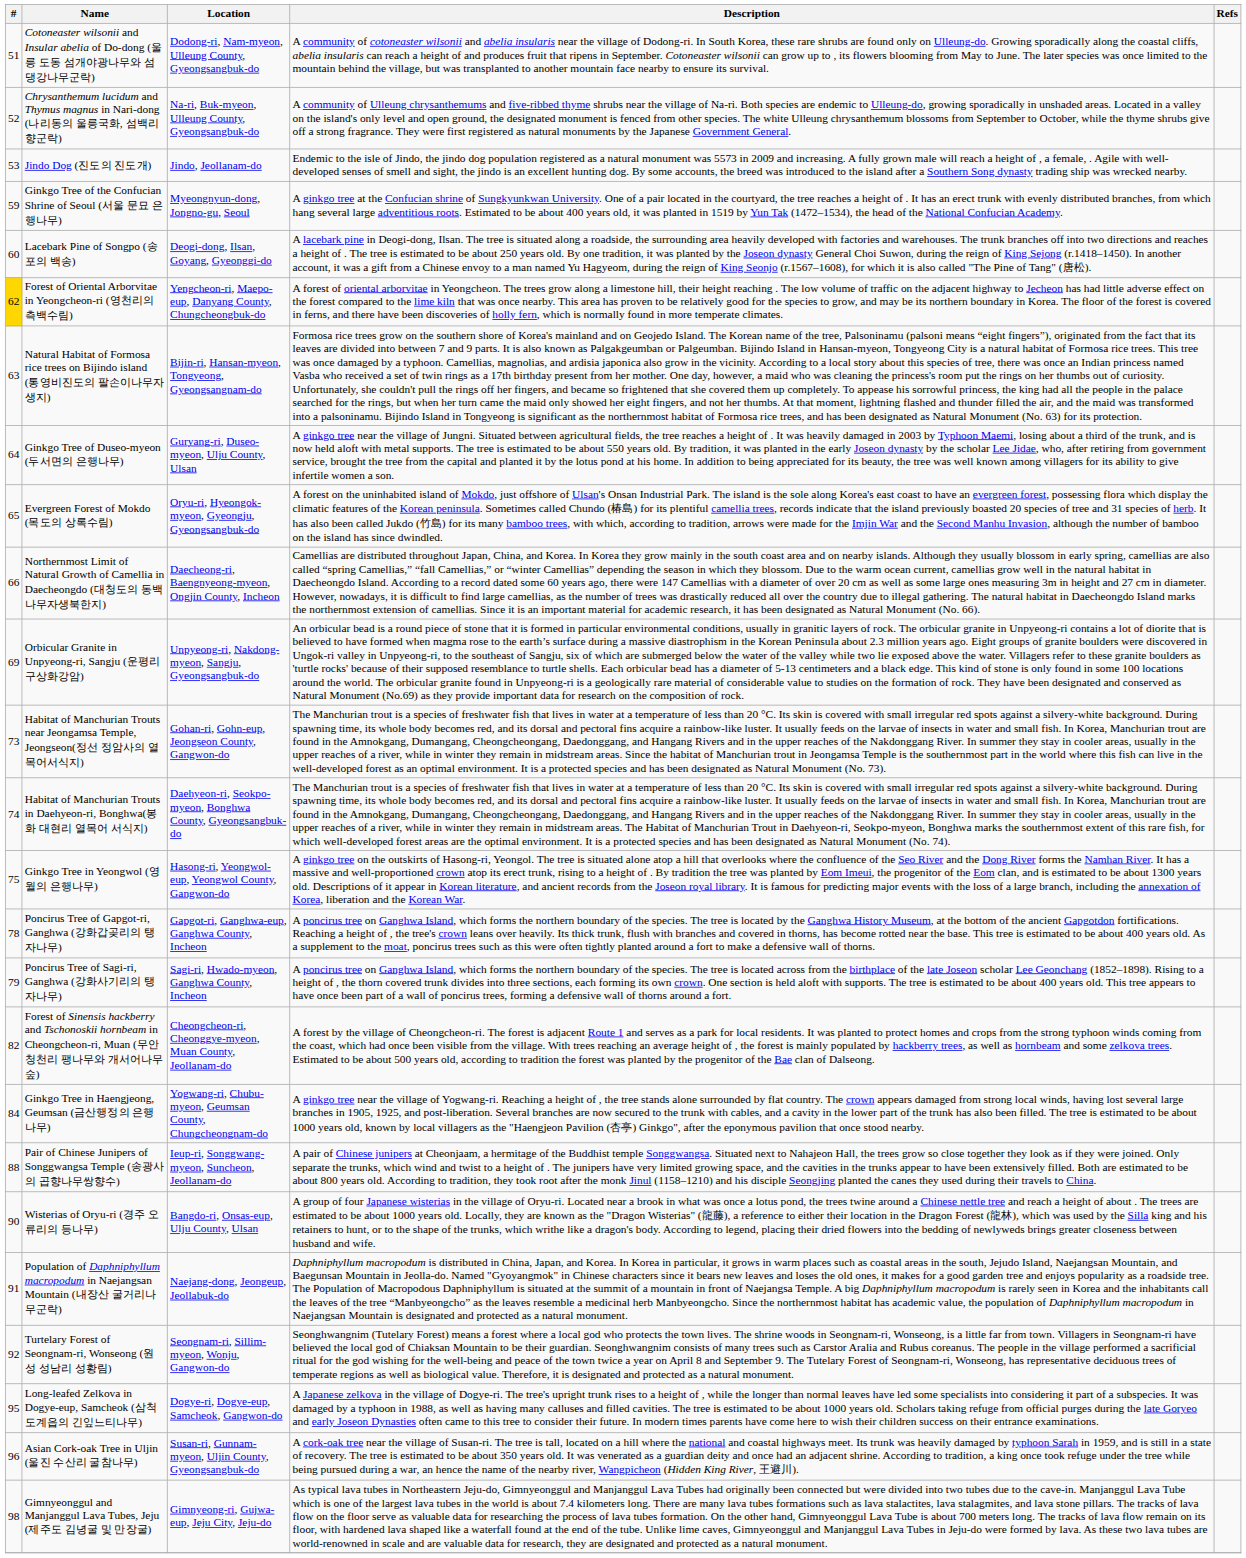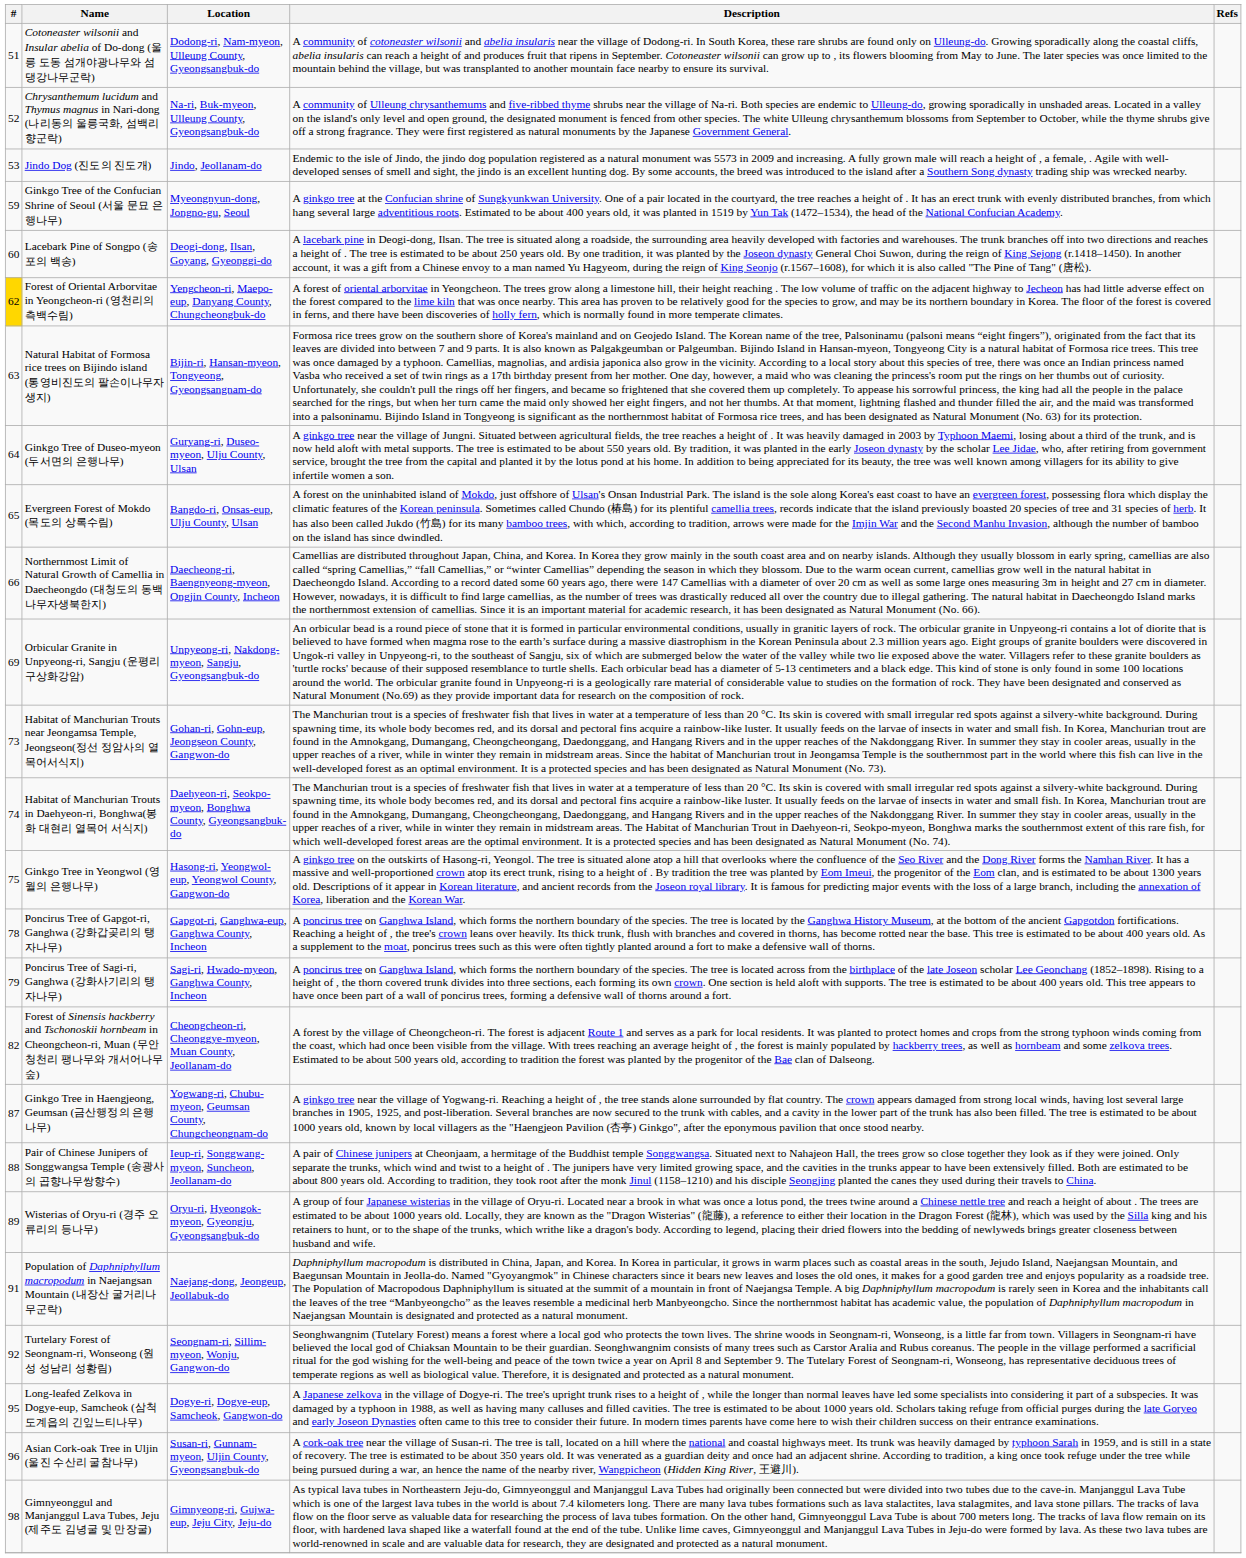(216, 516) Oryu-ri, Hyeongok-myeon, Gyeongju, Gyeongsangbuk-do -> (221, 516) Bangdo-ri, Onsas-eup, Ulju County, Ulsan
(14, 1113) 84 -> (14, 1113) 87
(14, 1222) 90 -> (14, 1222) 89
(221, 1222) Bangdo-ri, Onsas-eup, Ulju County, Ulsan -> (216, 1222) Oryu-ri, Hyeongok-myeon, Gyeongju, Gyeongsangbuk-do
